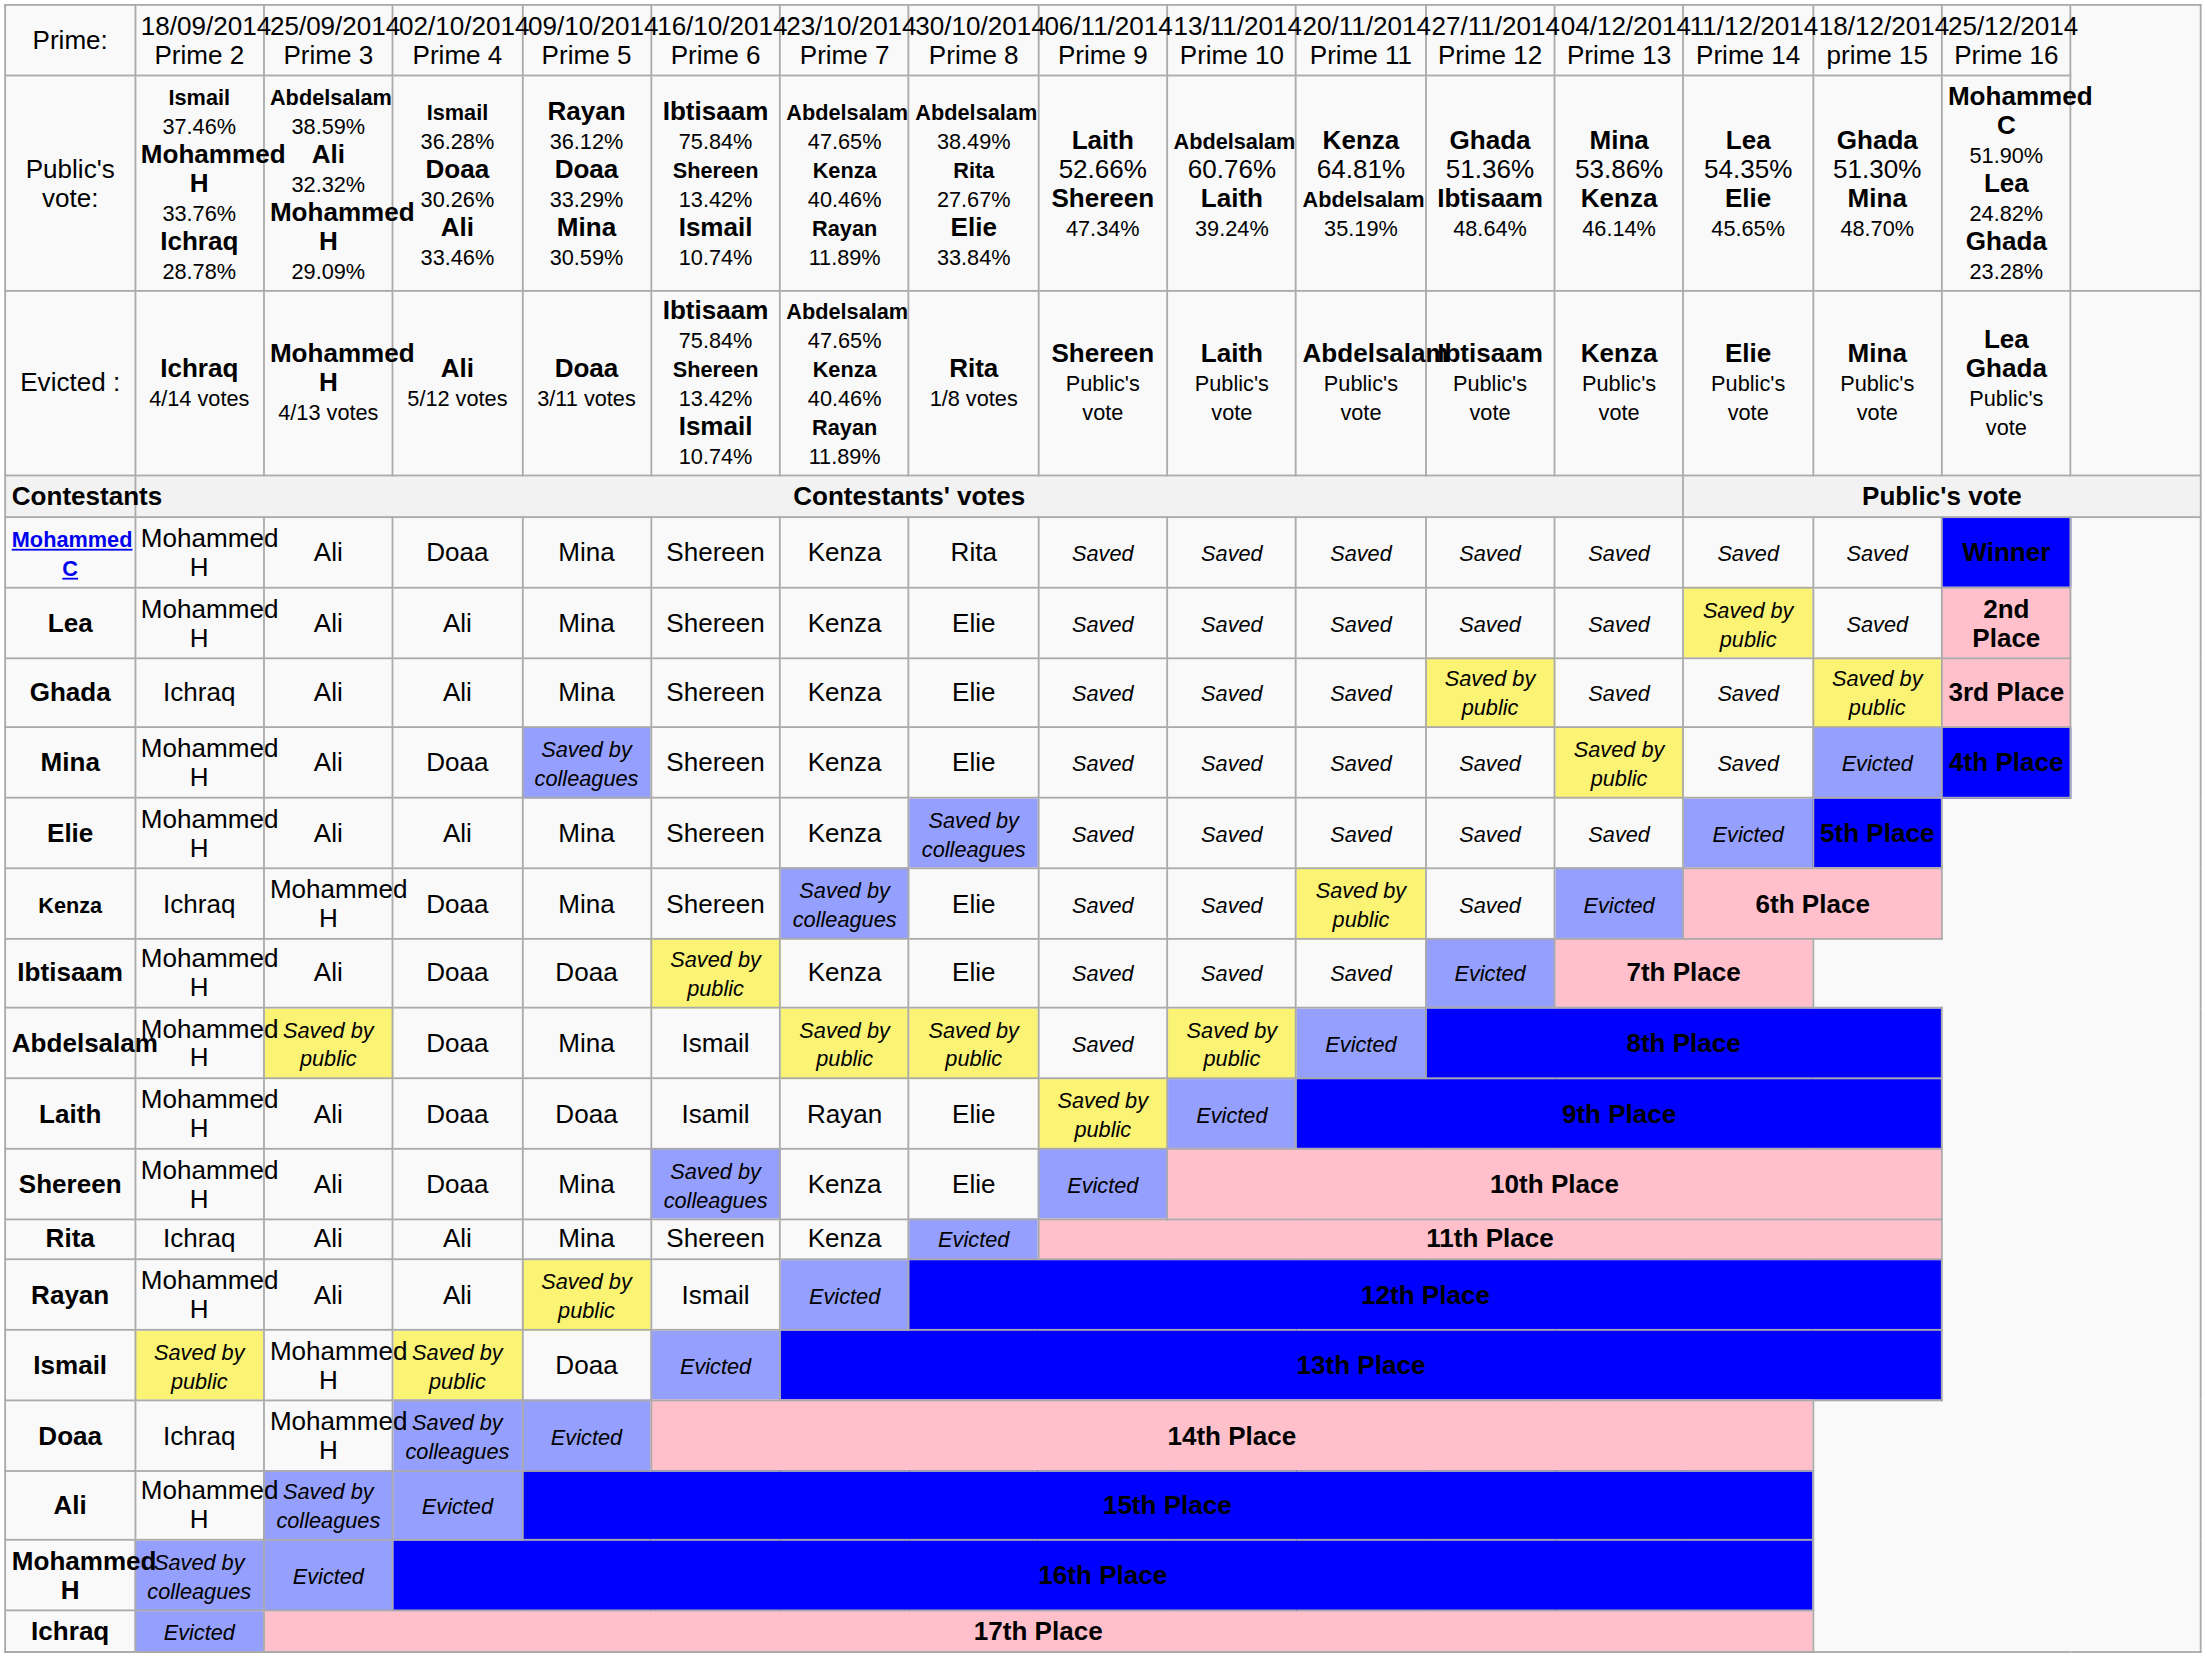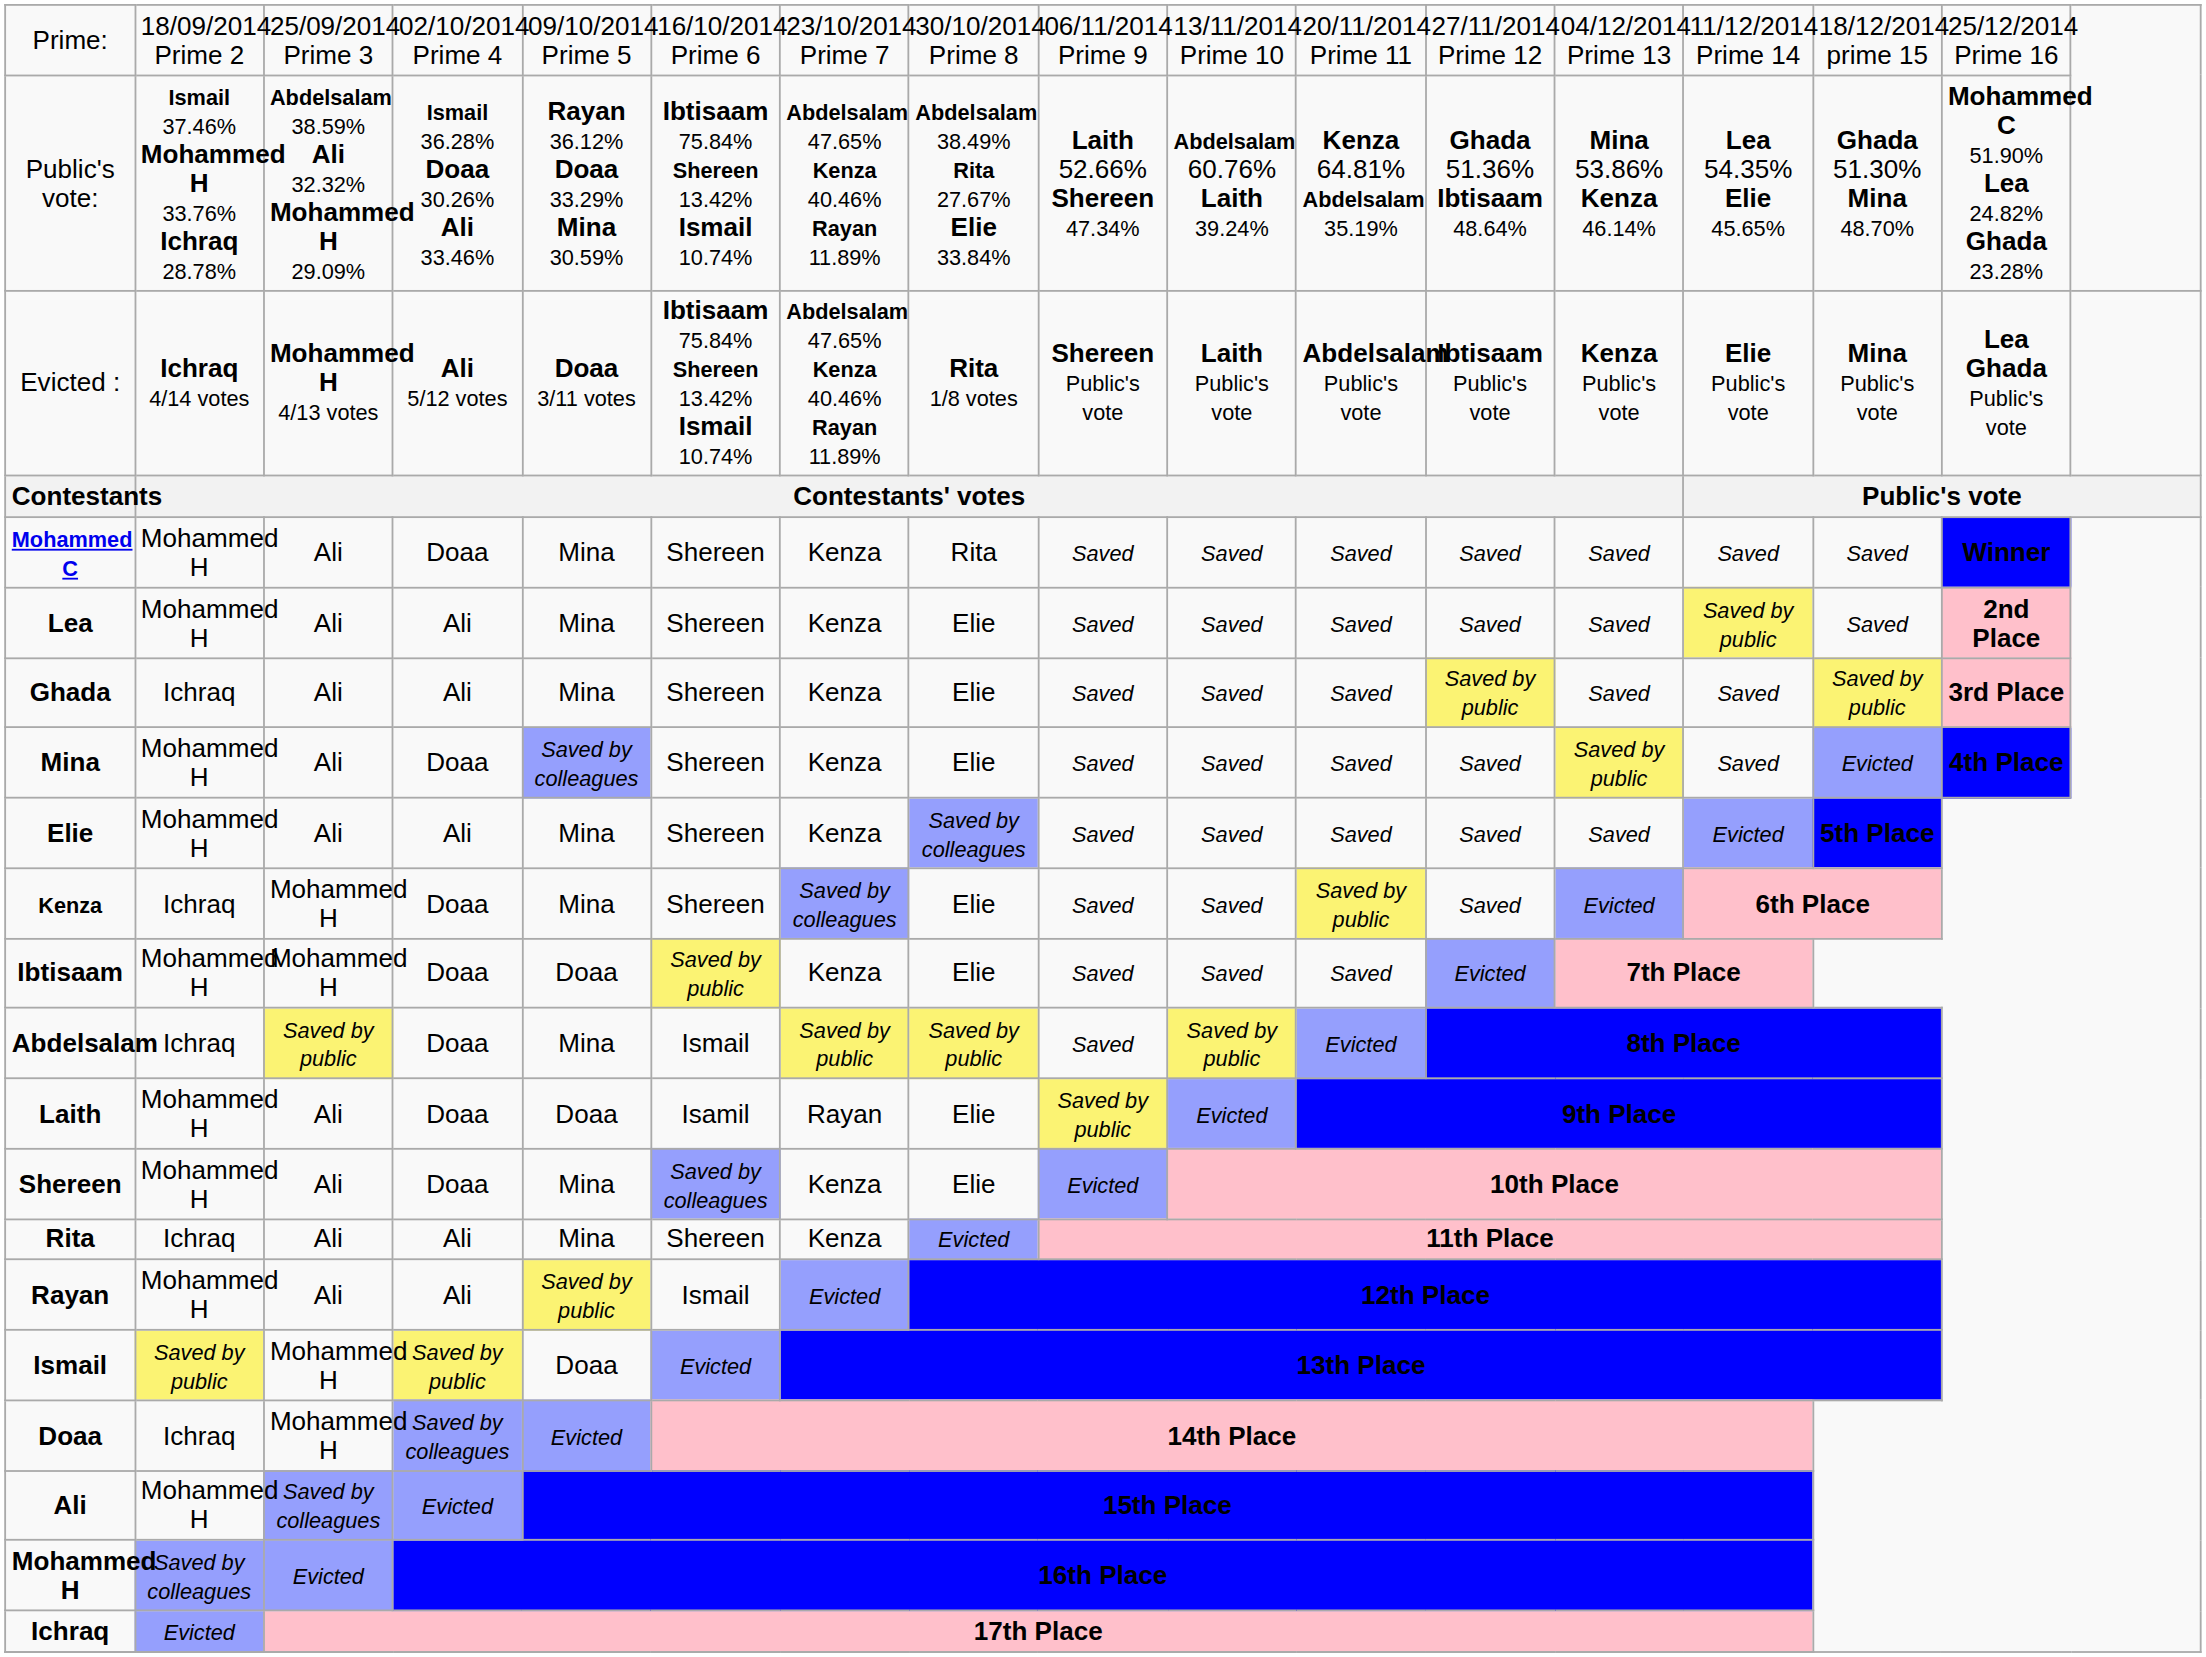(328, 973) Ali -> (339, 973) Mohammed H
(210, 1044) Mohammed H -> (199, 1044) Ichraq
